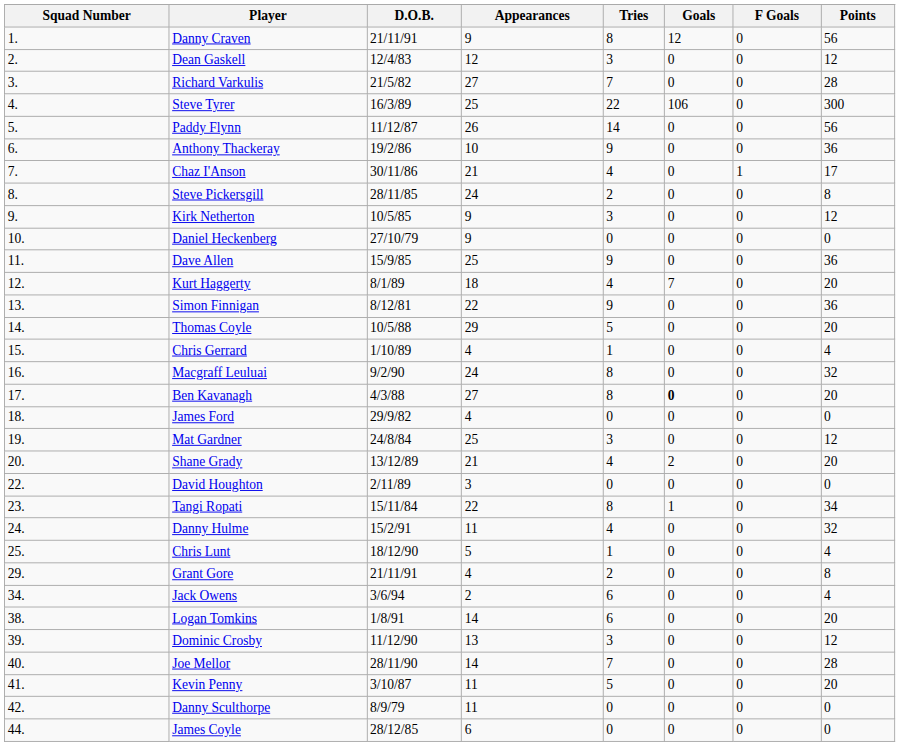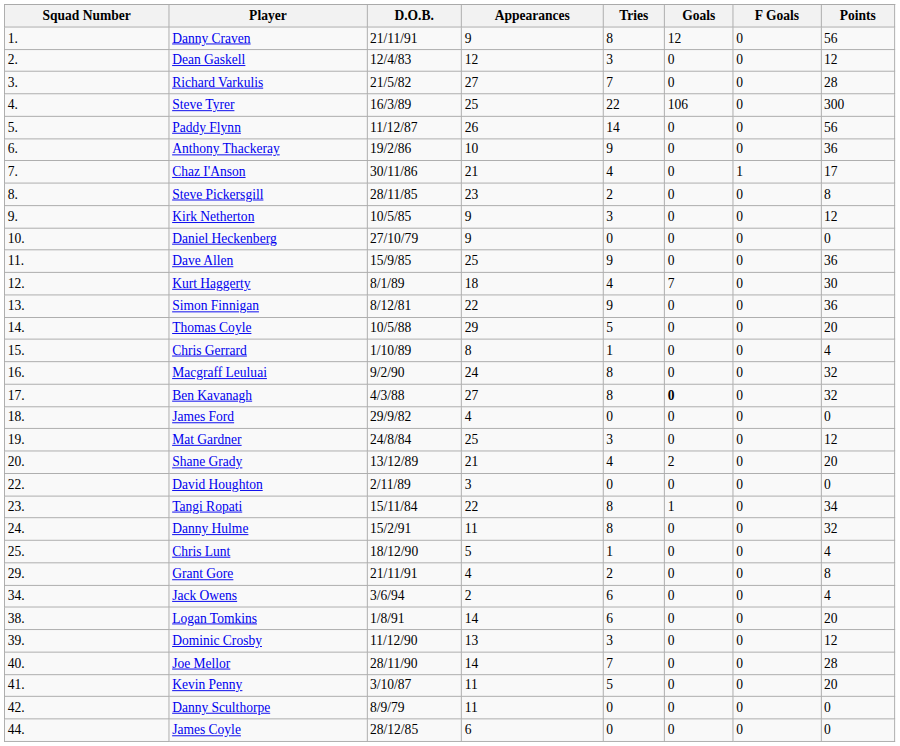(471, 194) 24 -> (471, 194) 23
(831, 283) 20 -> (831, 283) 30
(468, 350) 4 -> (468, 350) 8
(831, 395) 20 -> (831, 395) 32
(610, 529) 4 -> (610, 529) 8
